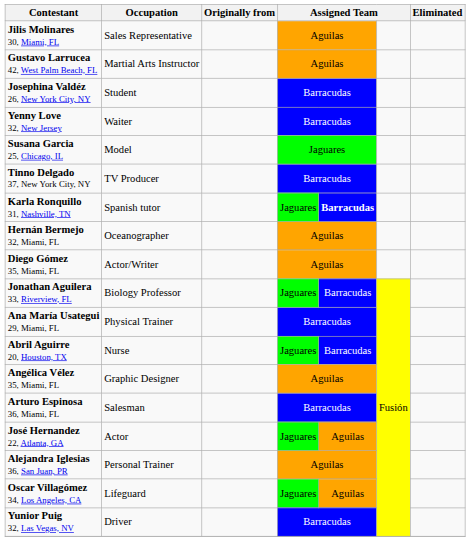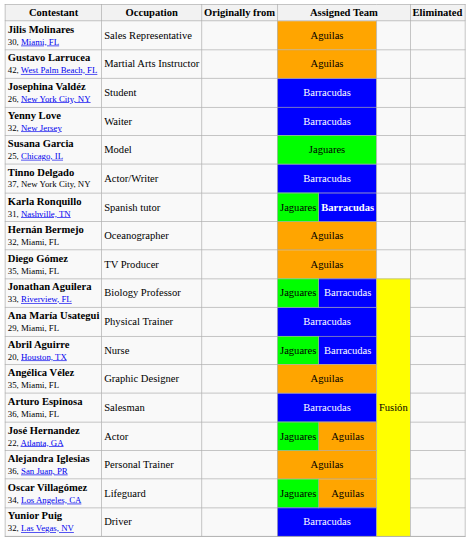(132, 178) TV Producer -> (131, 178) Actor/Writer
(131, 264) Actor/Writer -> (132, 264) TV Producer
